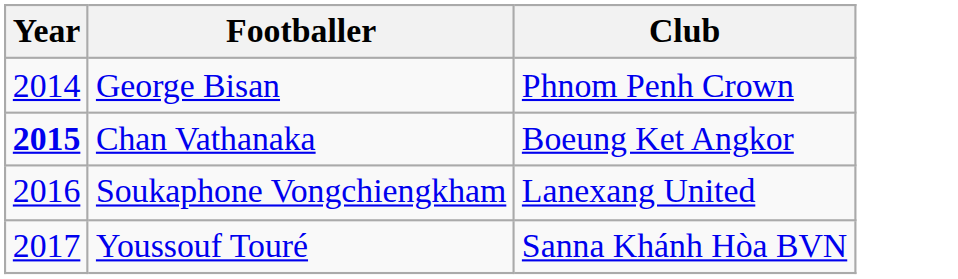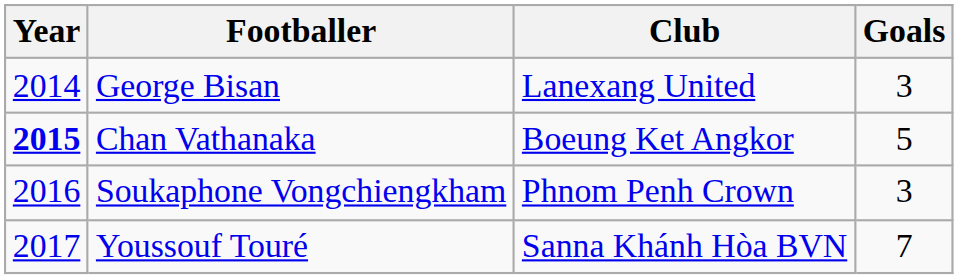+ column: (904, 31)
(658, 84) Phnom Penh Crown -> (639, 84) Lanexang United
(639, 191) Lanexang United -> (658, 191) Phnom Penh Crown
